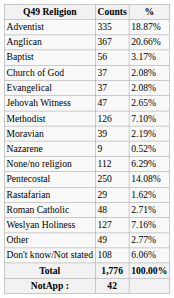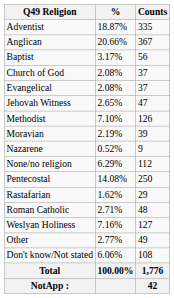columns swapped: (112, 12) <-> (149, 12)
